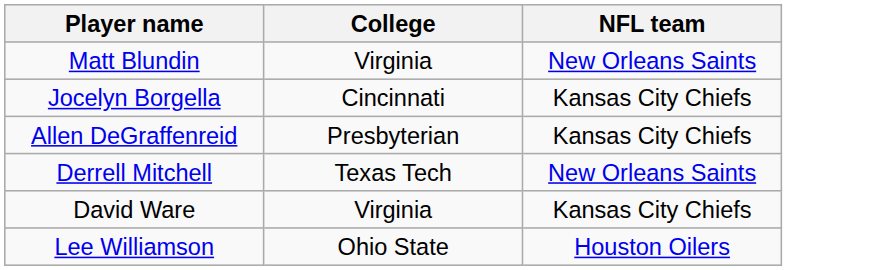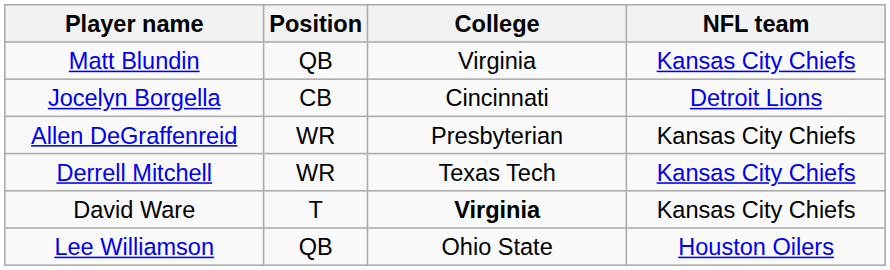+ column: (316, 24)
(652, 61) New Orleans Saints -> (756, 61) Kansas City Chiefs
(652, 98) Kansas City Chiefs -> (756, 98) Detroit Lions
(652, 173) New Orleans Saints -> (756, 173) Kansas City Chiefs
(393, 210) normal -> (497, 210) bold
